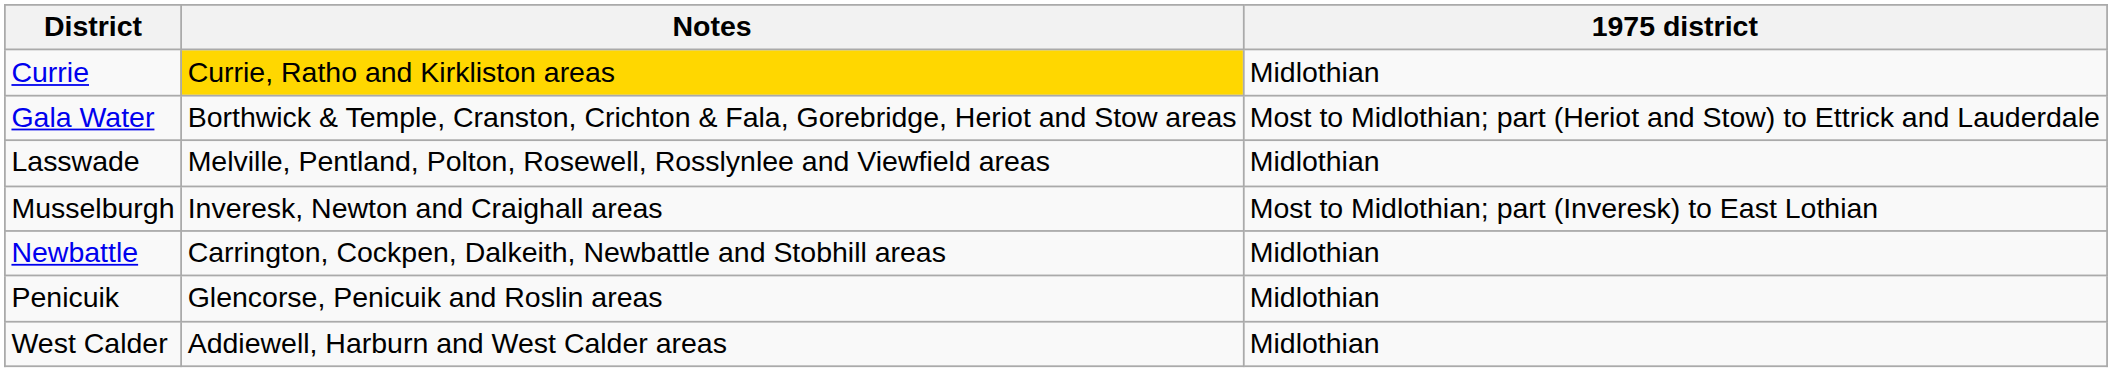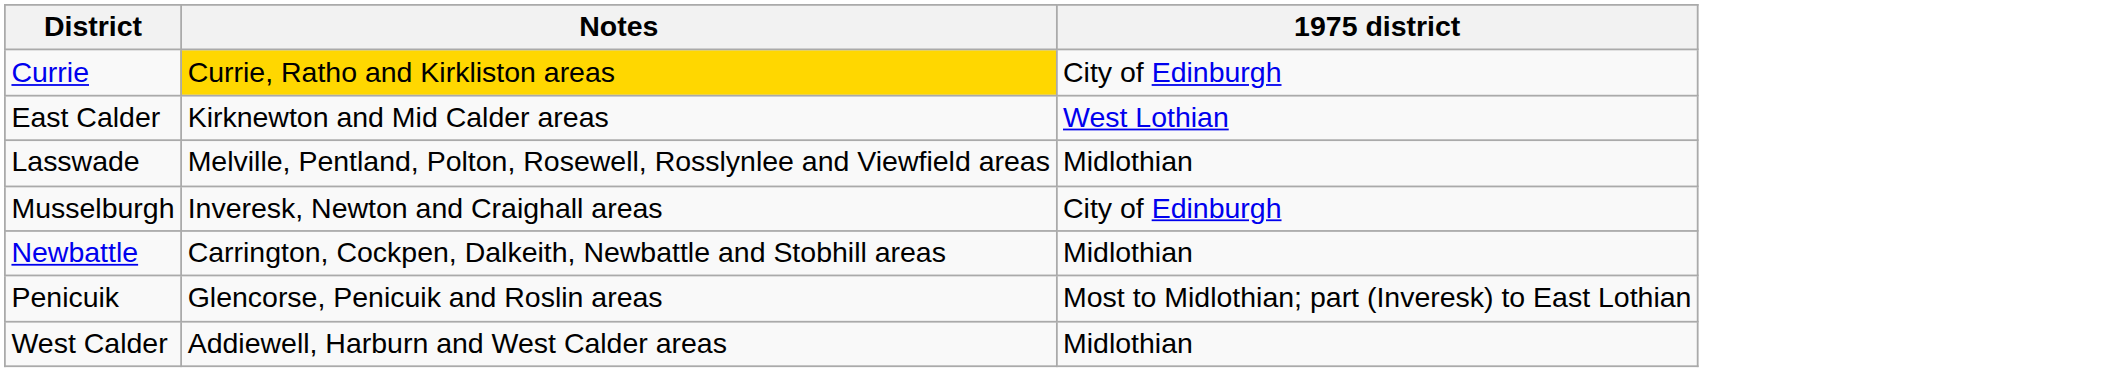(1315, 72) Midlothian -> (1172, 72) City of Edinburgh
+ row: (86, 117)
- row: (83, 117)
(1564, 207) Most to Midlothian; part (Inveresk) to East Lothian -> (1172, 207) City of Edinburgh
(1315, 298) Midlothian -> (1377, 298) Most to Midlothian; part (Inveresk) to East Lothian
